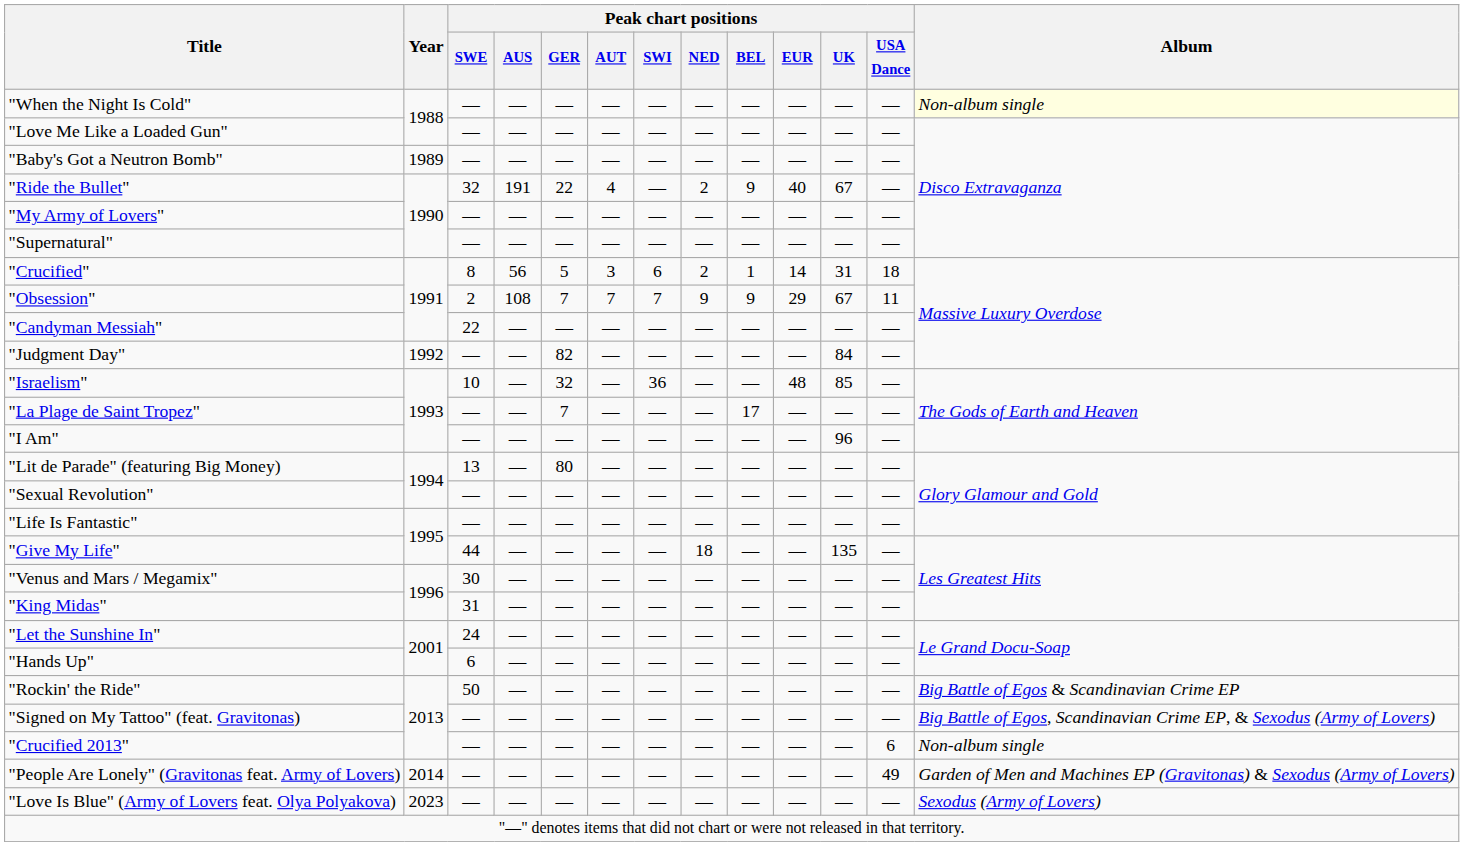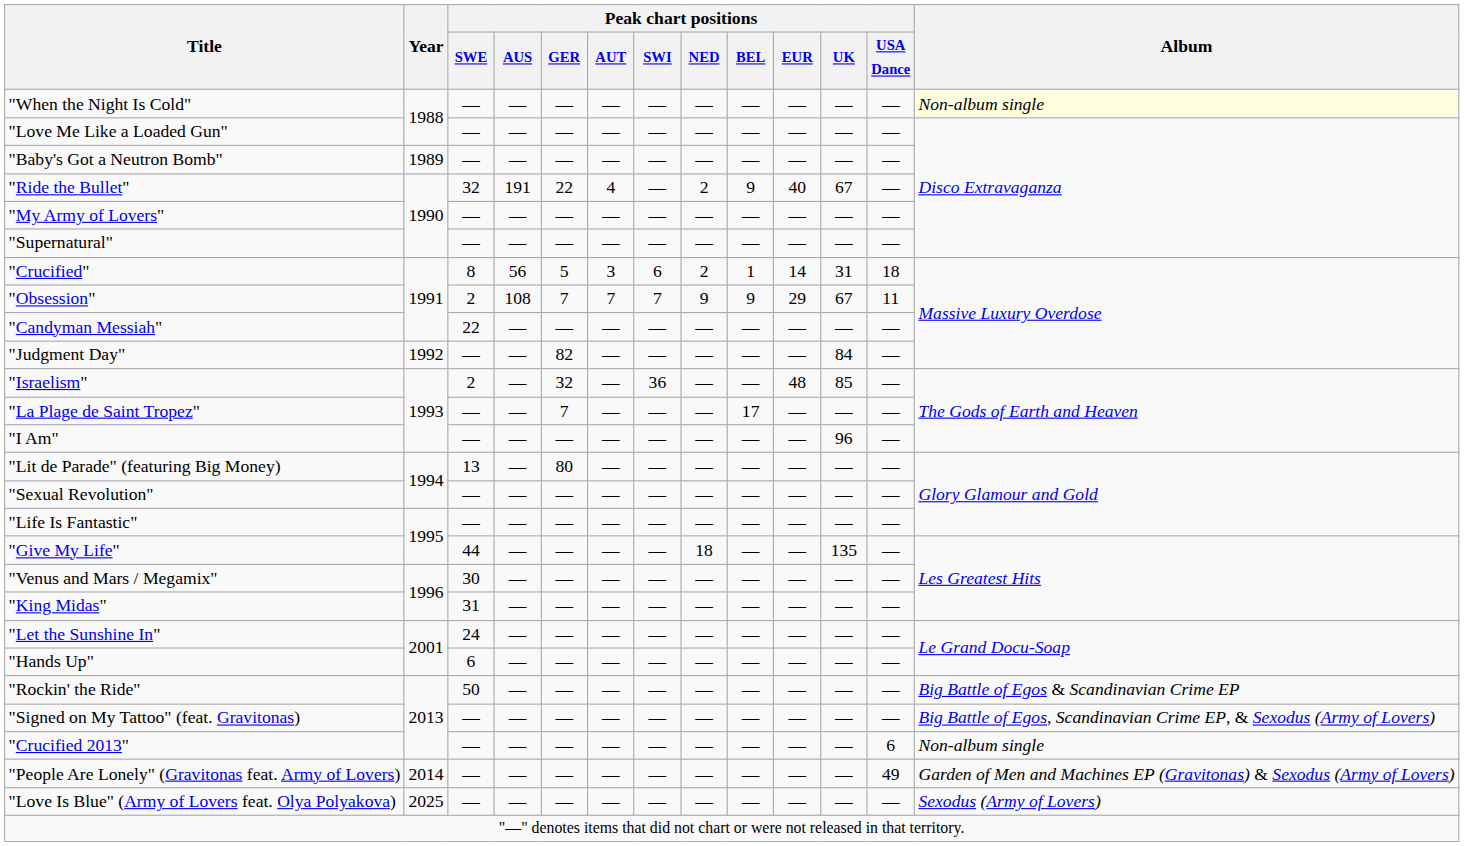(471, 382) 10 -> (471, 382) 2
(426, 801) 2023 -> (426, 801) 2025
